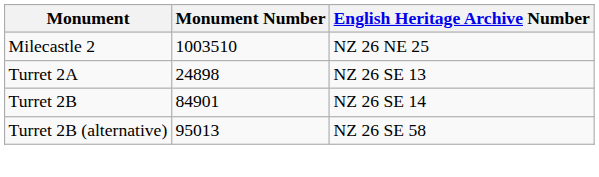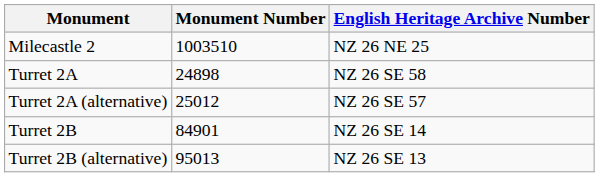(380, 74) NZ 26 SE 13 -> (380, 74) NZ 26 SE 58
+ row: (88, 102)
(380, 130) NZ 26 SE 58 -> (380, 158) NZ 26 SE 13
